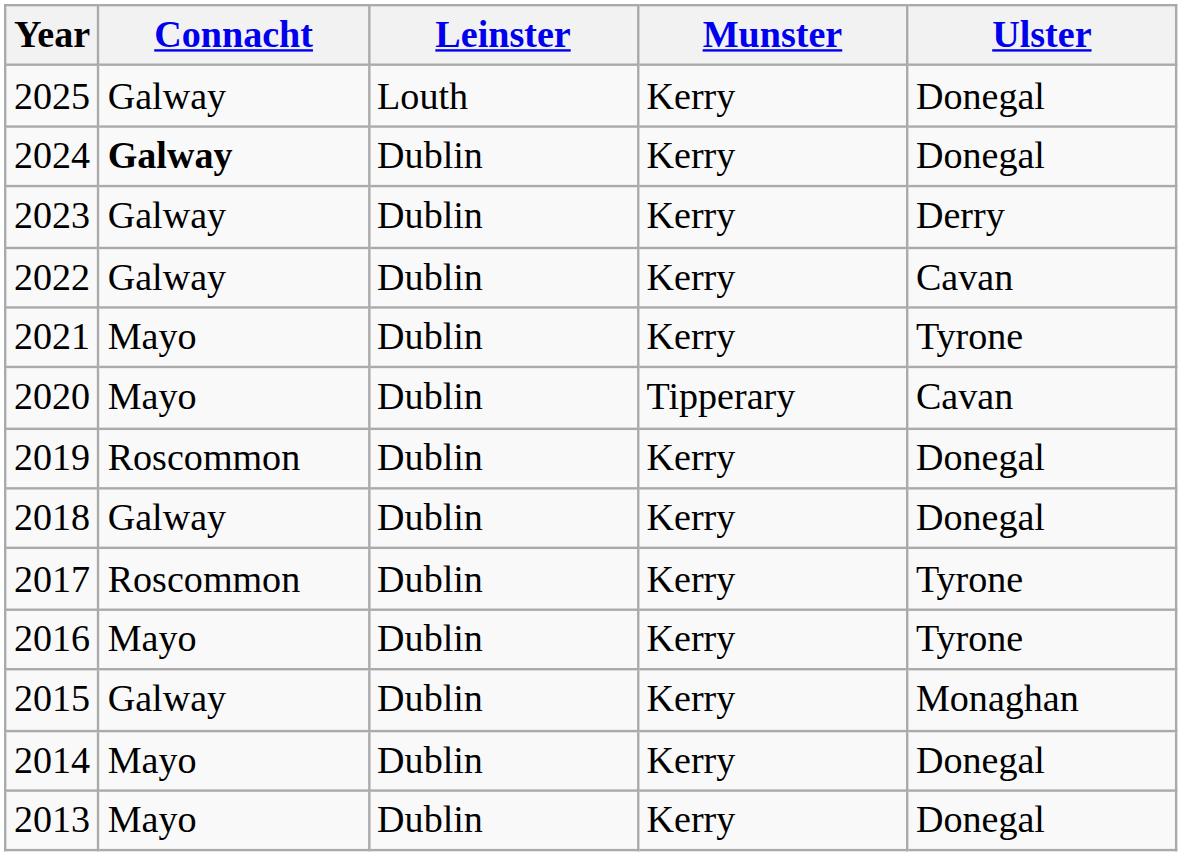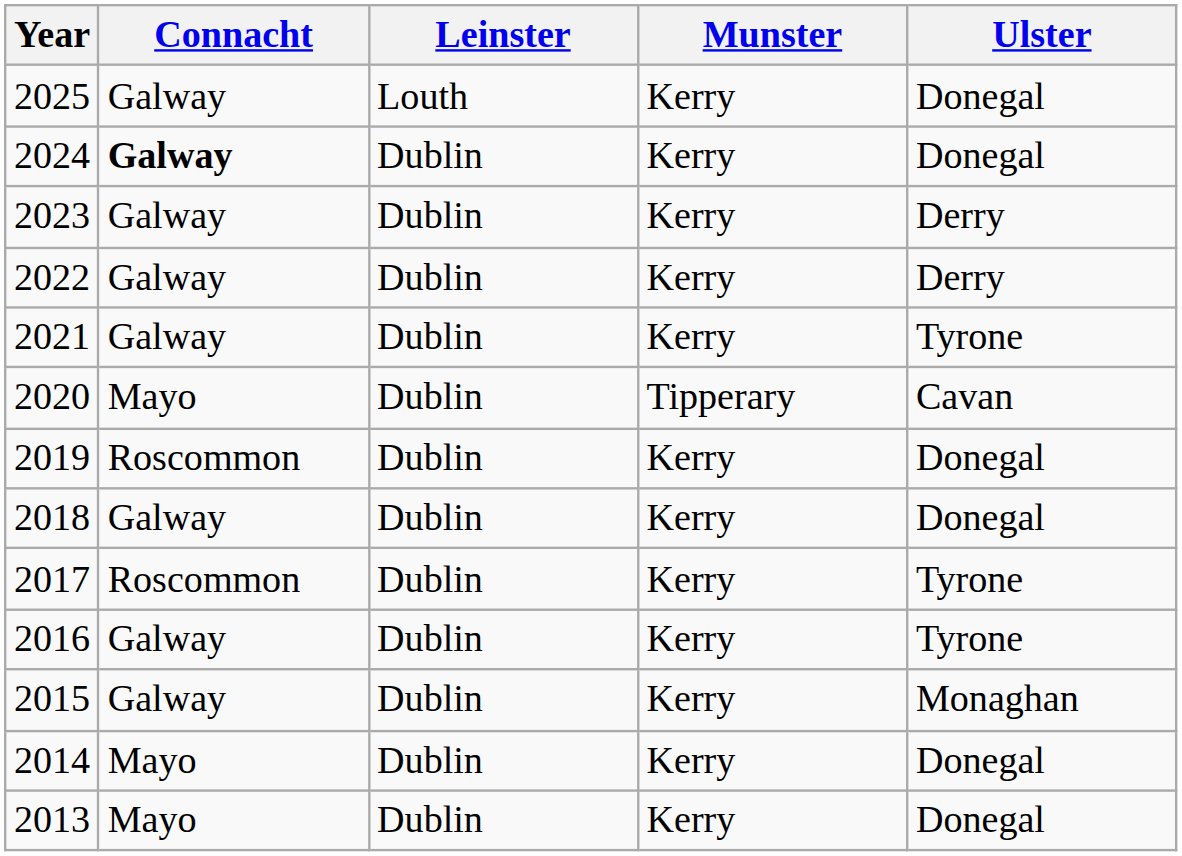(965, 276) Cavan -> (960, 276) Derry
(152, 336) Mayo -> (167, 336) Galway
(152, 638) Mayo -> (167, 638) Galway
